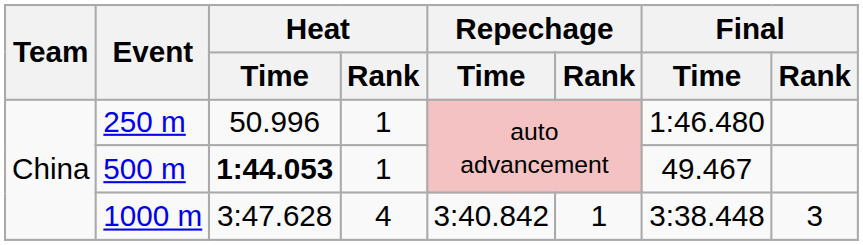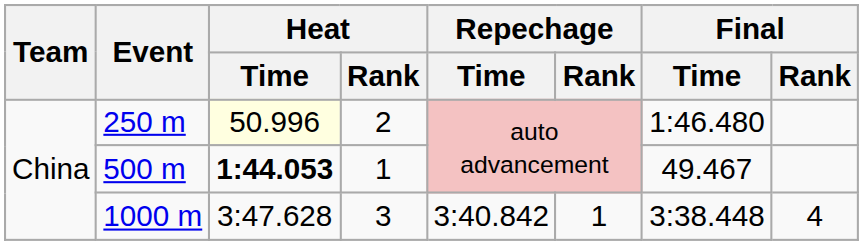(275, 123) no background -> (275, 123) lightyellow background
(383, 123) 1 -> (383, 123) 2
(383, 216) 4 -> (383, 216) 3
(815, 216) 3 -> (815, 216) 4
